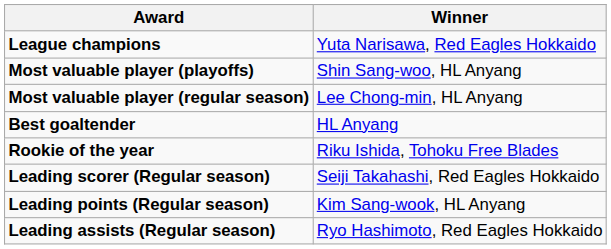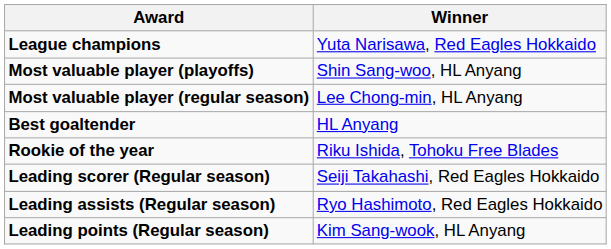rows swapped: (142, 230) <-> (139, 204)
